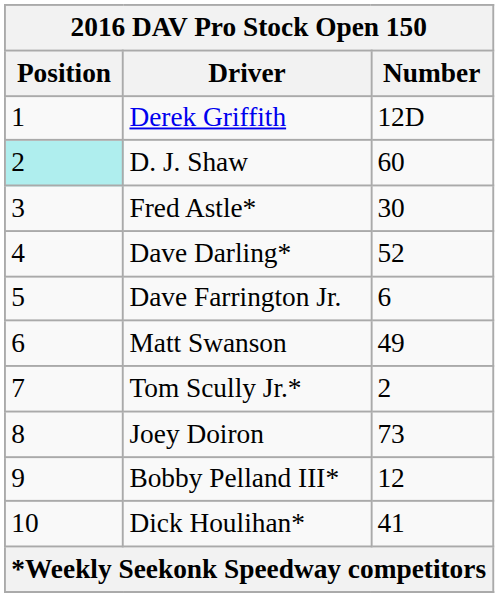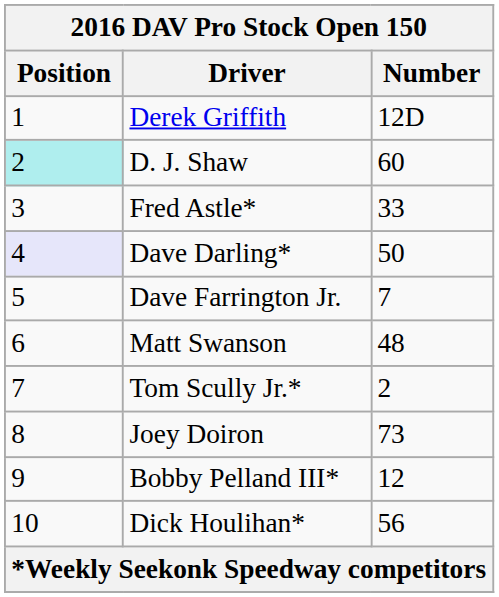(391, 207) 30 -> (391, 207) 33
(18, 253) no background -> (18, 253) lavender background
(391, 253) 52 -> (391, 253) 50
(384, 298) 6 -> (384, 298) 7
(391, 343) 49 -> (391, 343) 48
(391, 523) 41 -> (391, 523) 56
